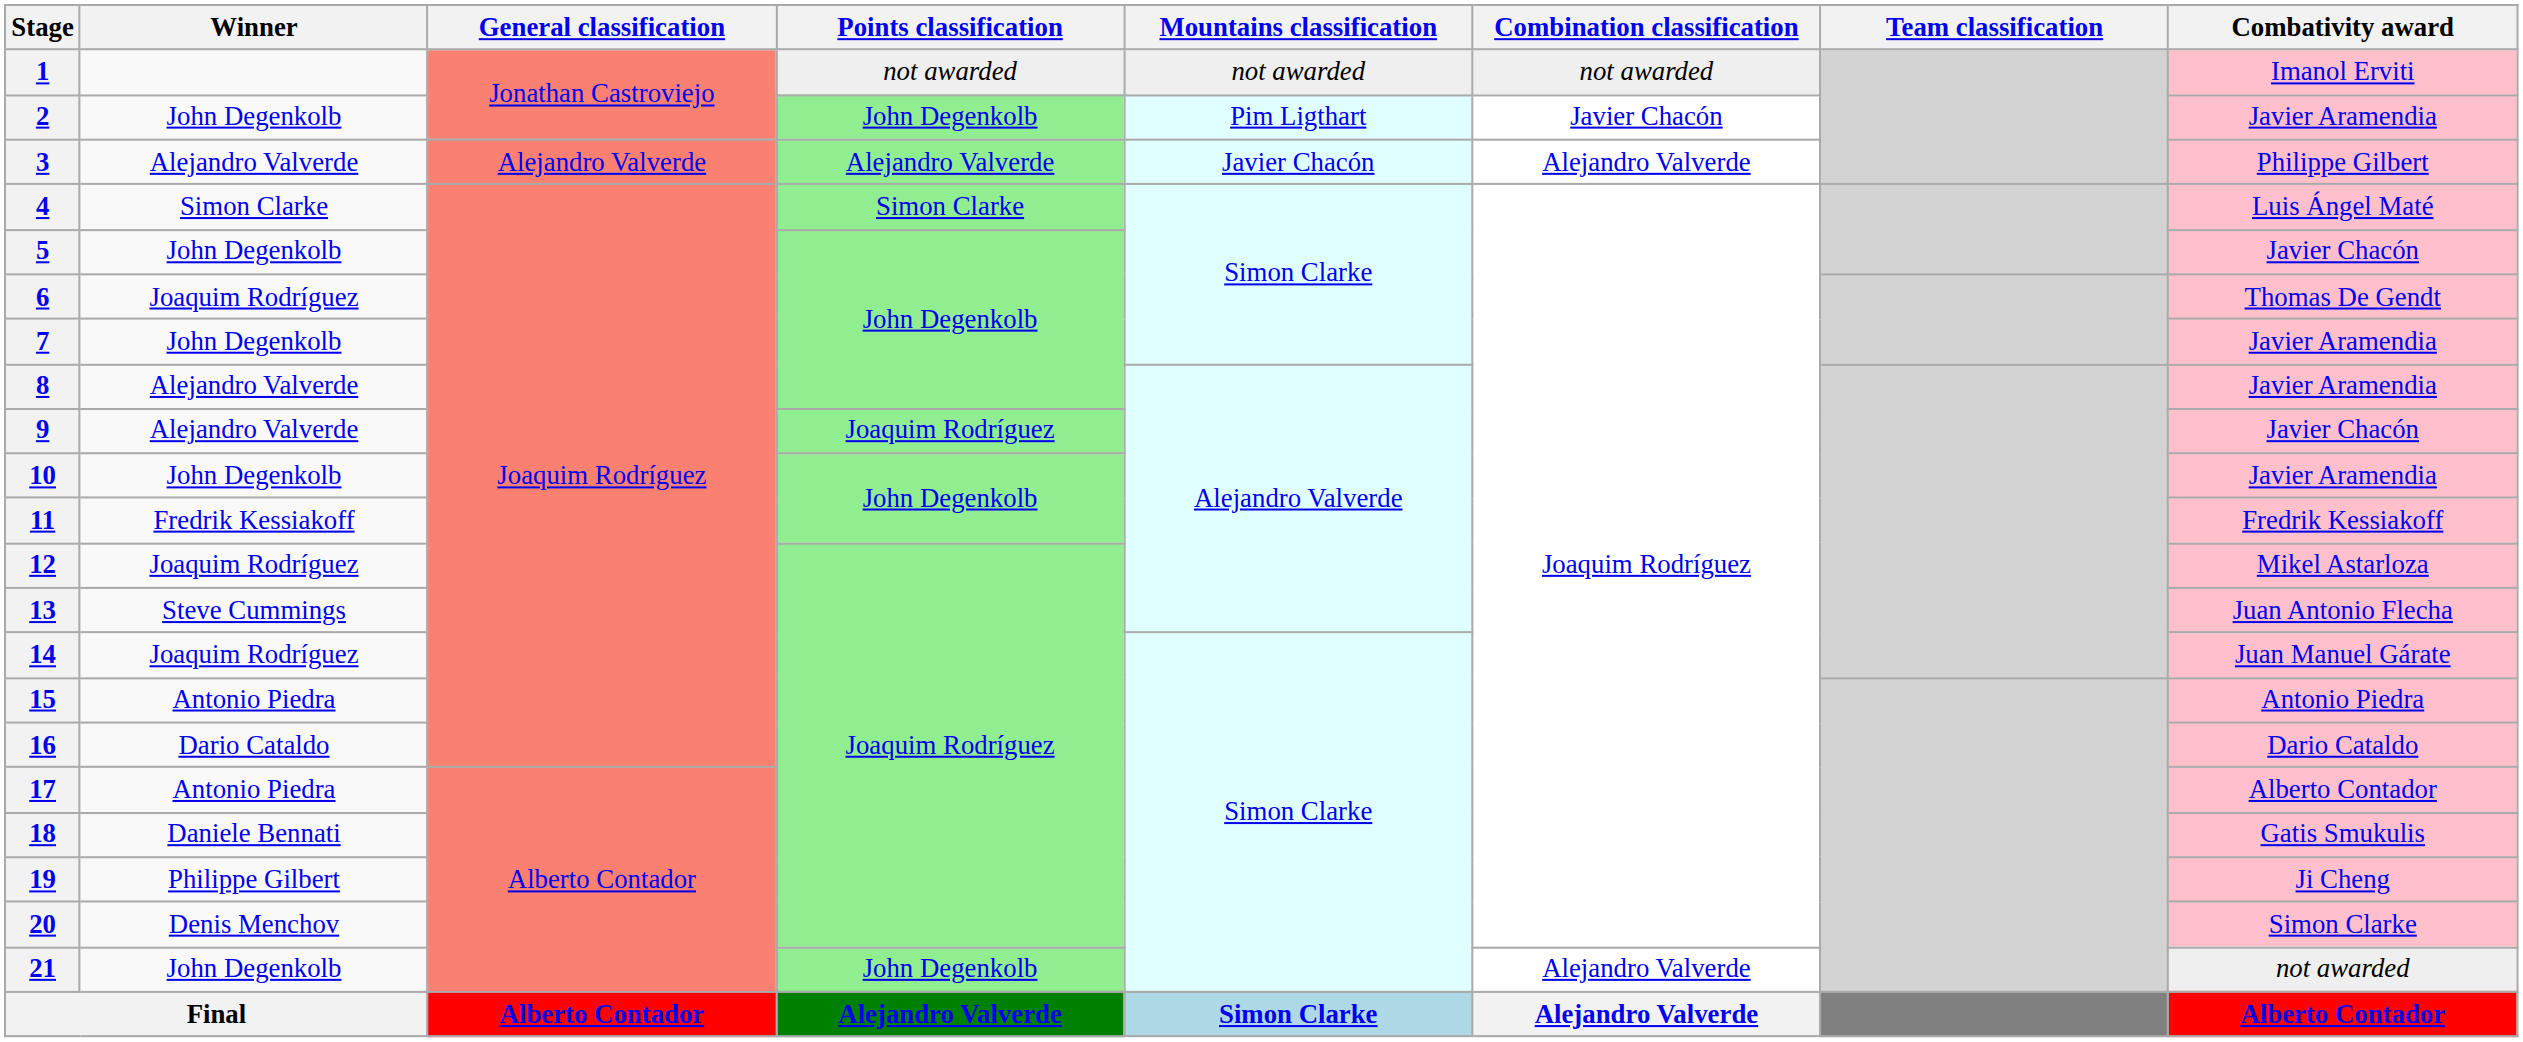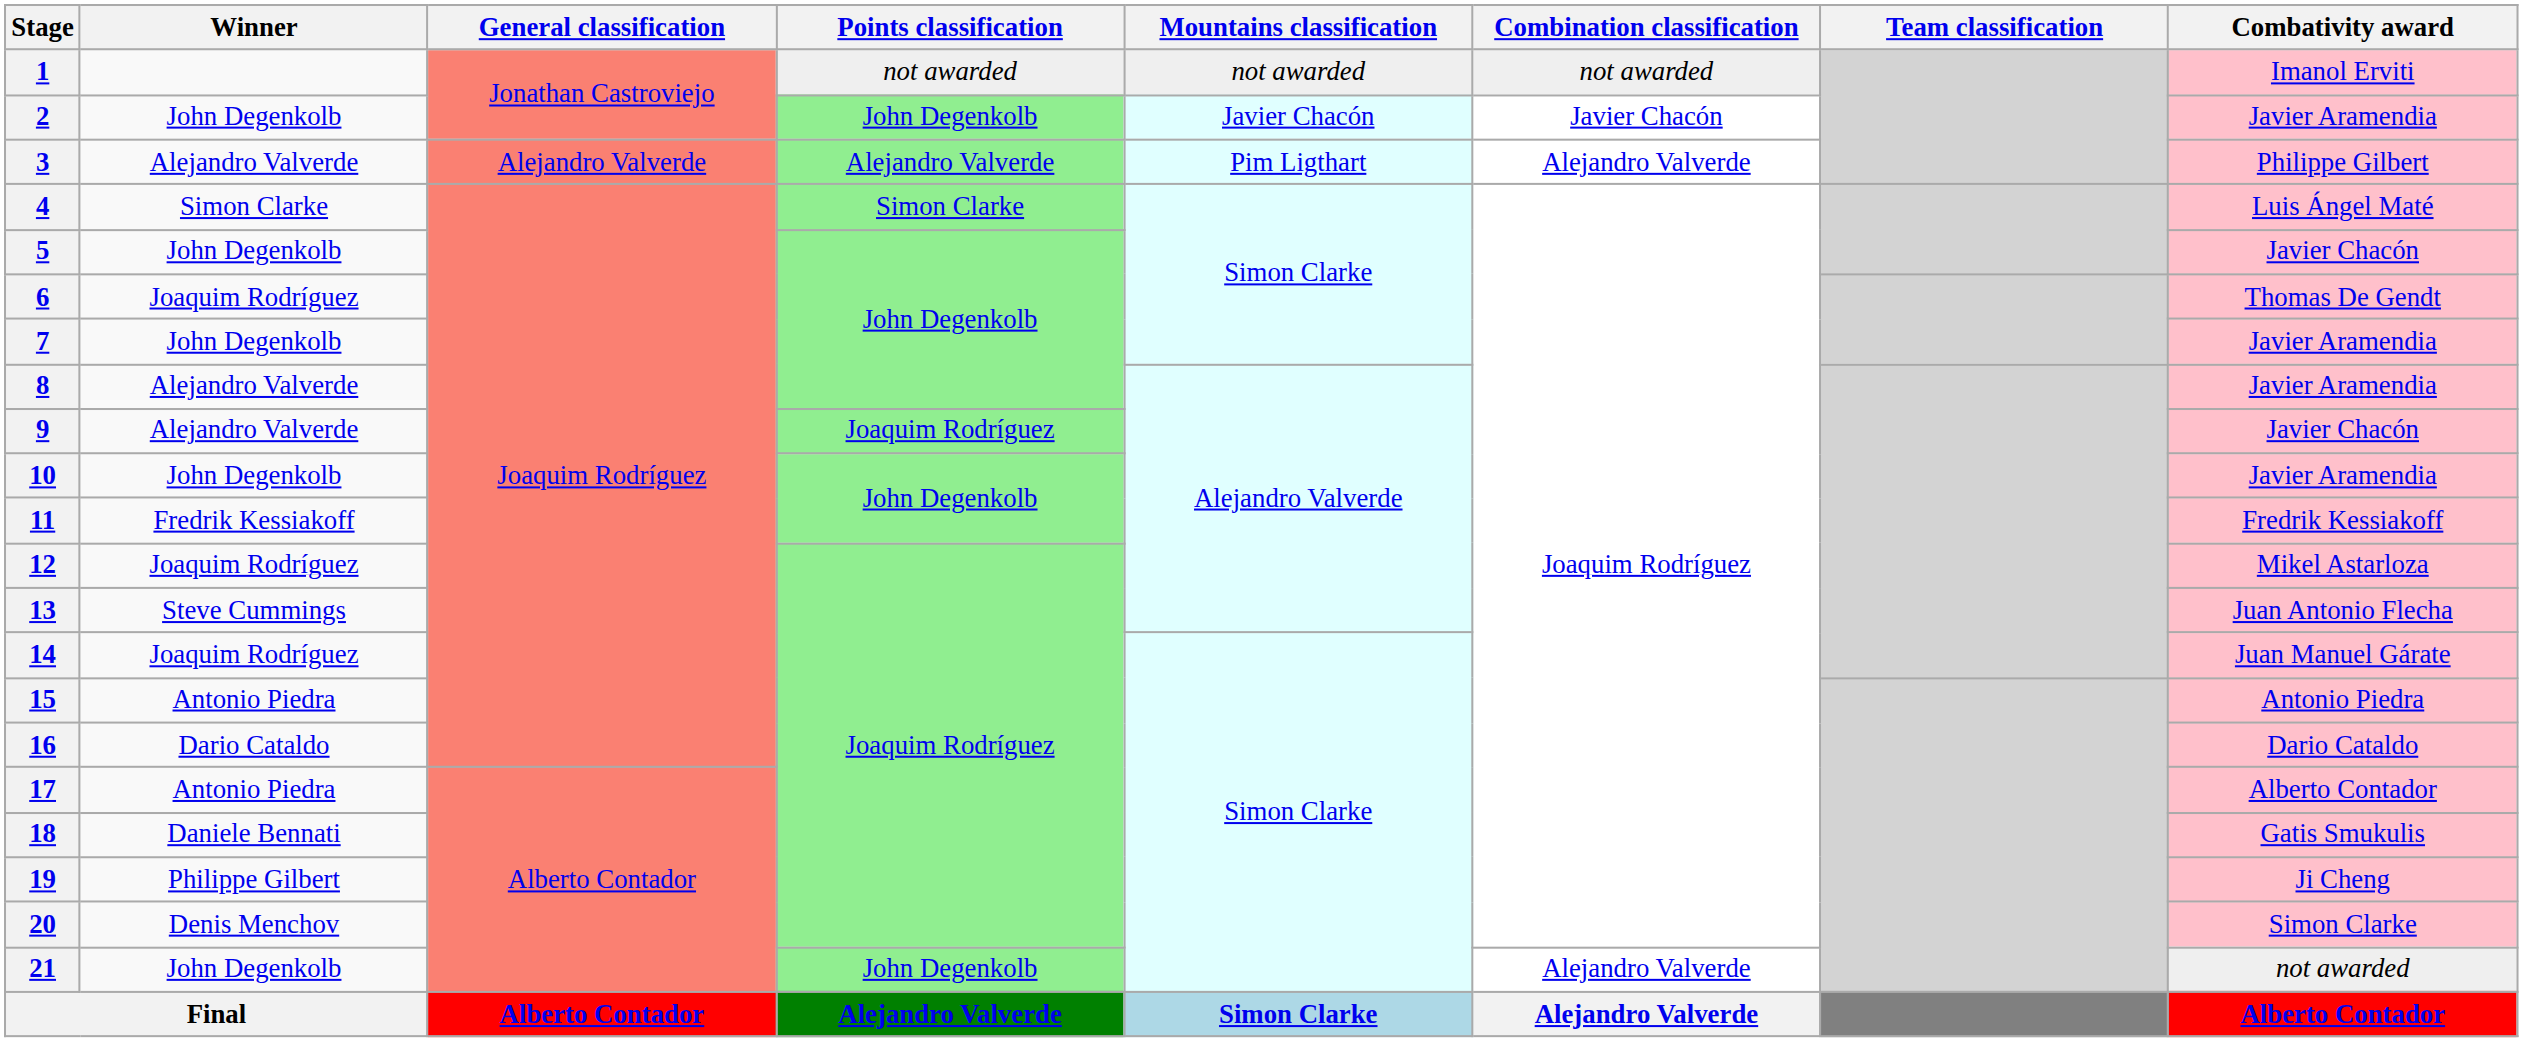(1298, 116) Pim Ligthart -> (1298, 116) Javier Chacón
(1298, 161) Javier Chacón -> (1298, 161) Pim Ligthart
